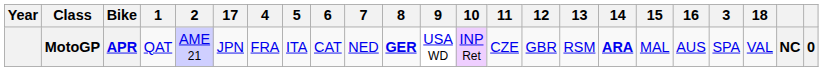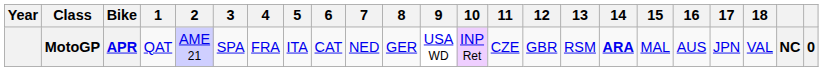columns swapped: (726, 15) <-> (230, 15)
(401, 46) bold -> (402, 46) normal
